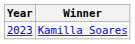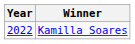(20, 30) 2023 -> (20, 30) 2022
